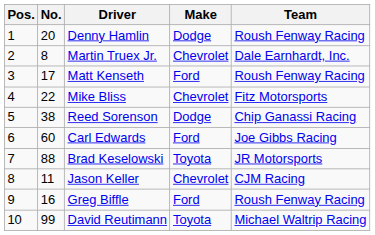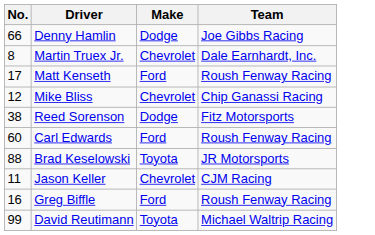- column: (21, 14)
(48, 35) 20 -> (15, 35) 66
(300, 35) Roush Fenway Racing -> (252, 35) Joe Gibbs Racing
(48, 96) 22 -> (15, 96) 12
(281, 96) Fitz Motorsports -> (262, 96) Chip Ganassi Racing
(295, 117) Chip Ganassi Racing -> (248, 117) Fitz Motorsports
(286, 138) Joe Gibbs Racing -> (266, 138) Roush Fenway Racing
